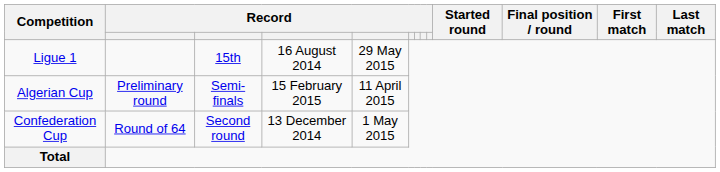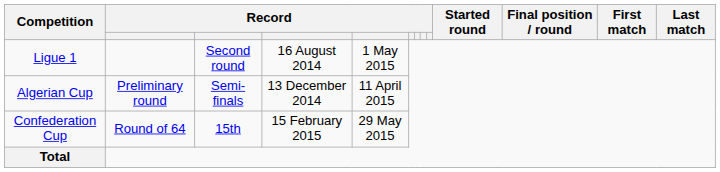(228, 57) 15th -> (228, 57) Second round
(380, 57) 29 May 2015 -> (380, 57) 1 May 2015
(307, 93) 15 February 2015 -> (307, 93) 13 December 2014
(228, 128) Second round -> (228, 128) 15th
(307, 128) 13 December 2014 -> (307, 128) 15 February 2015
(380, 128) 1 May 2015 -> (380, 128) 29 May 2015
